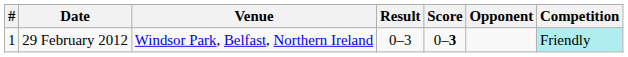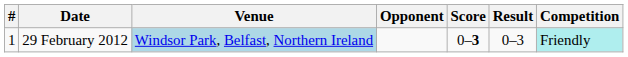columns swapped: (501, 16) <-> (400, 16)
(254, 39) no background -> (254, 39) lightblue background
